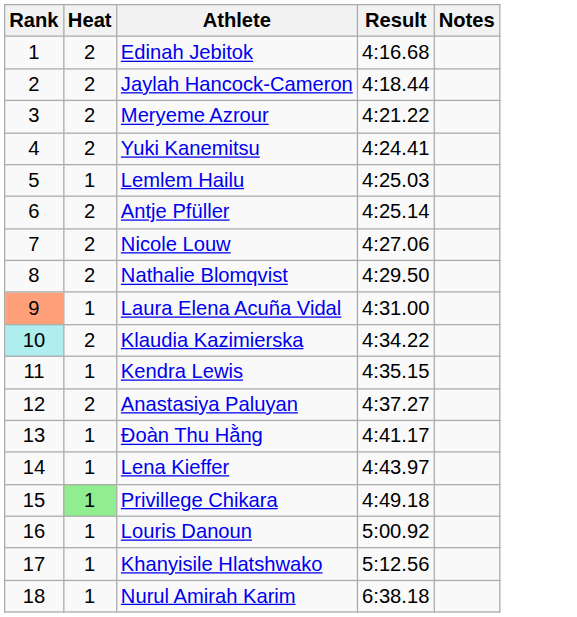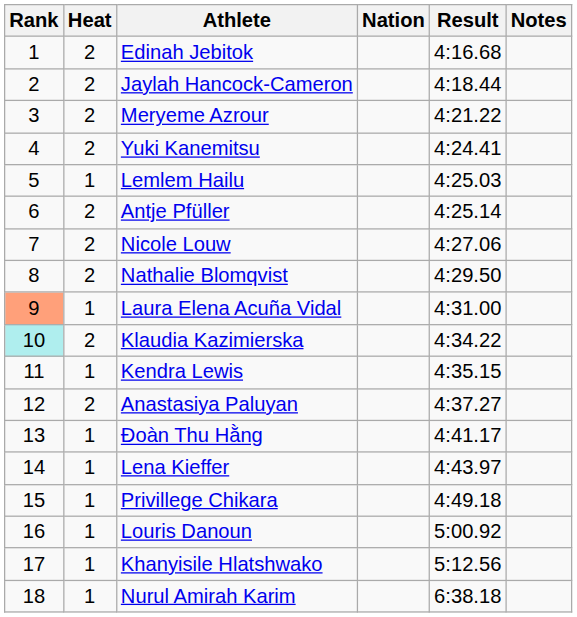+ column: (393, 20)
(90, 500) lightgreen background -> (90, 500) no background
